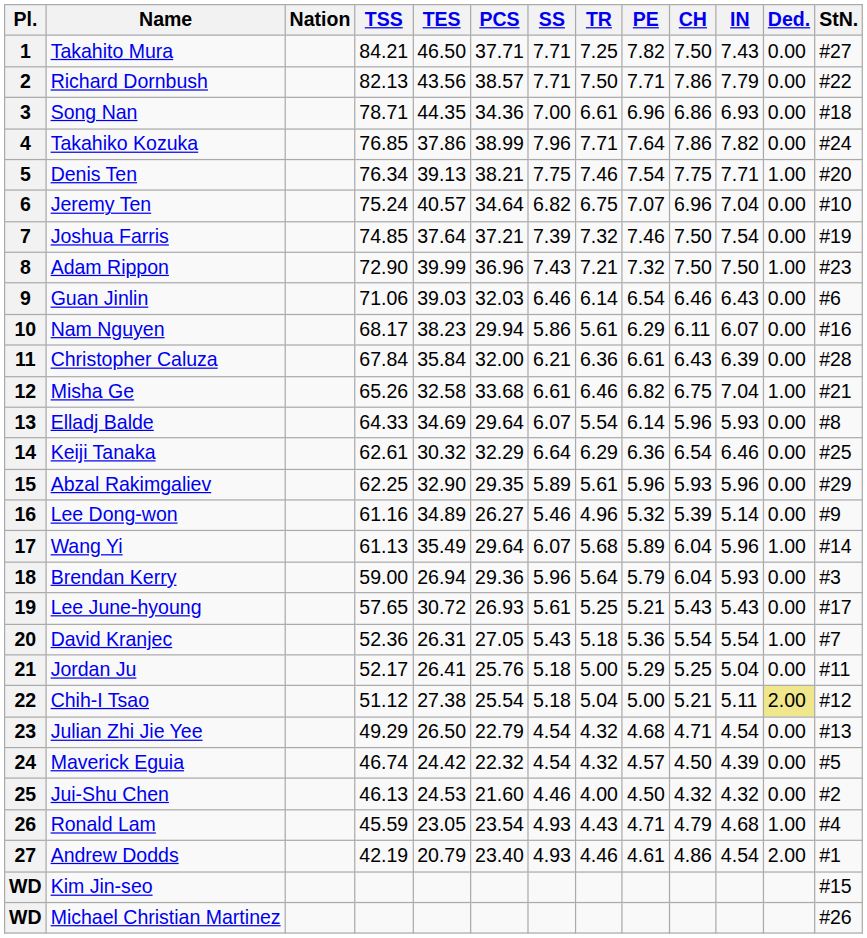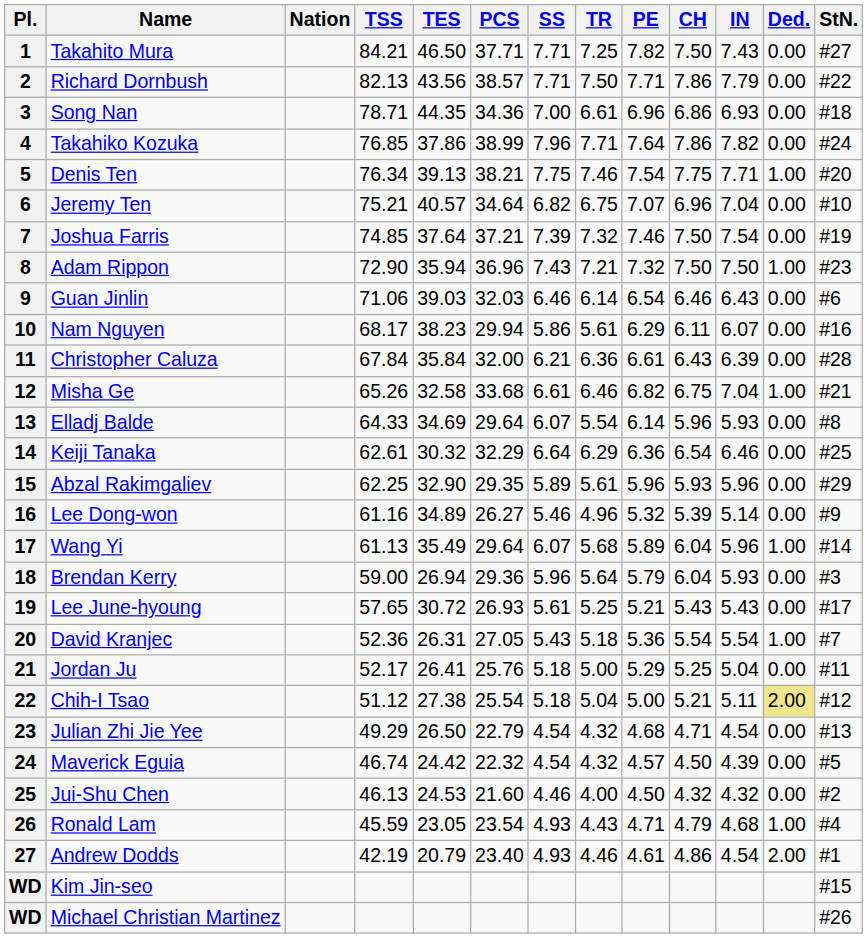(384, 205) 75.24 -> (384, 205) 75.21
(442, 267) 39.99 -> (442, 267) 35.94
